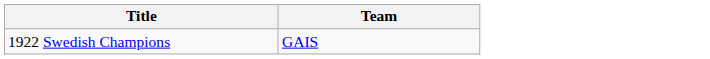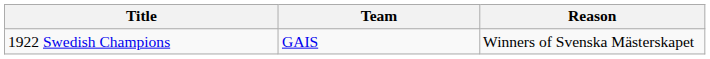+ column: (592, 16)
